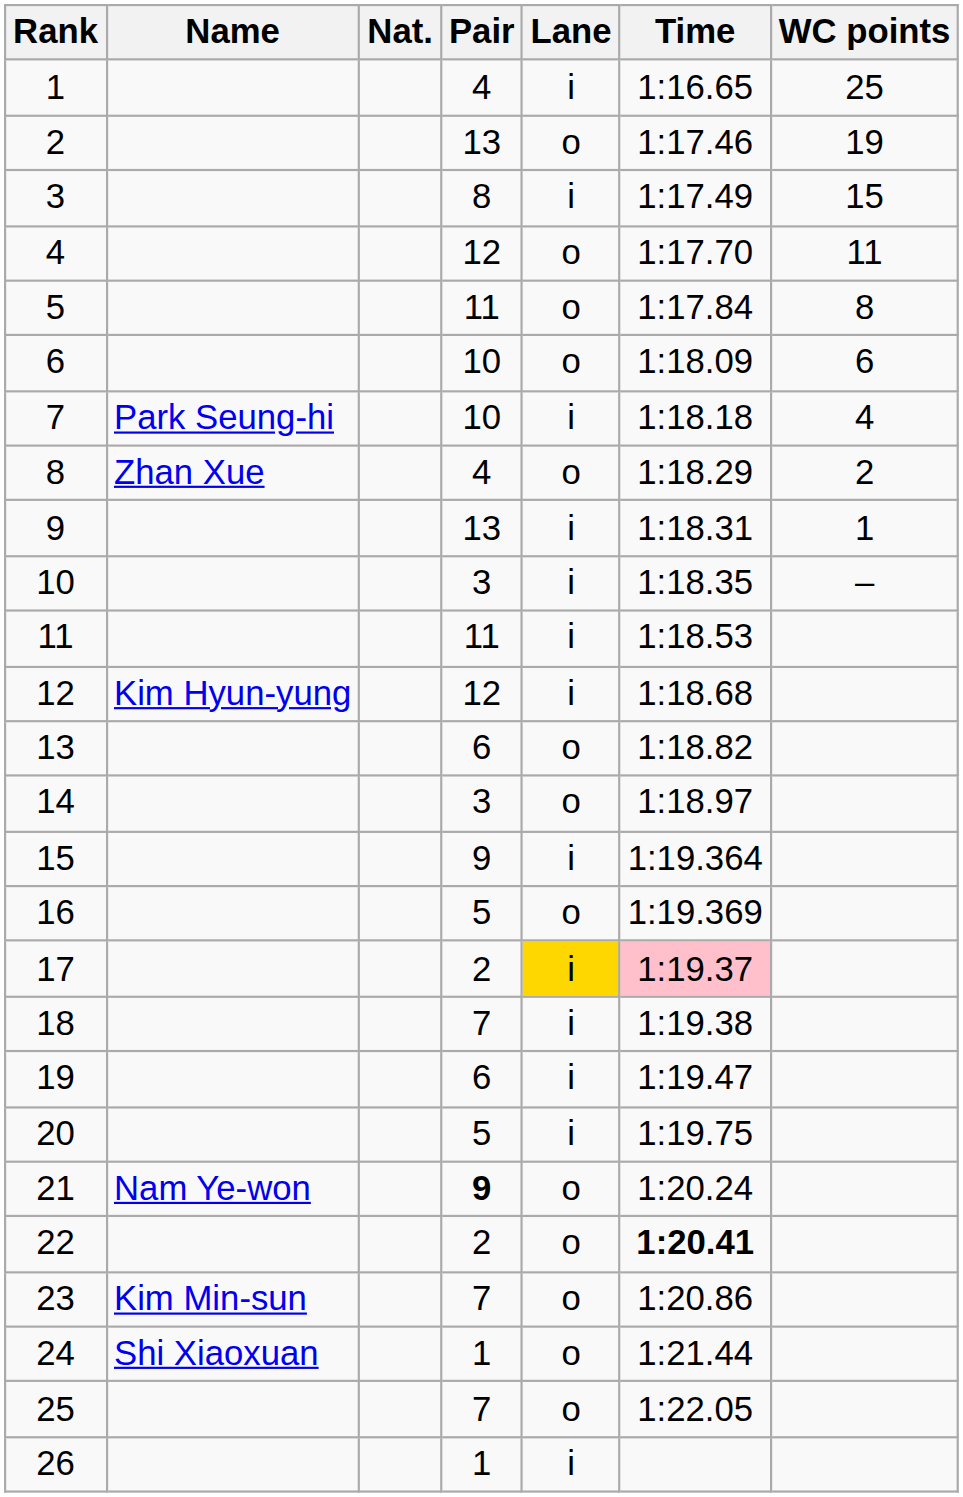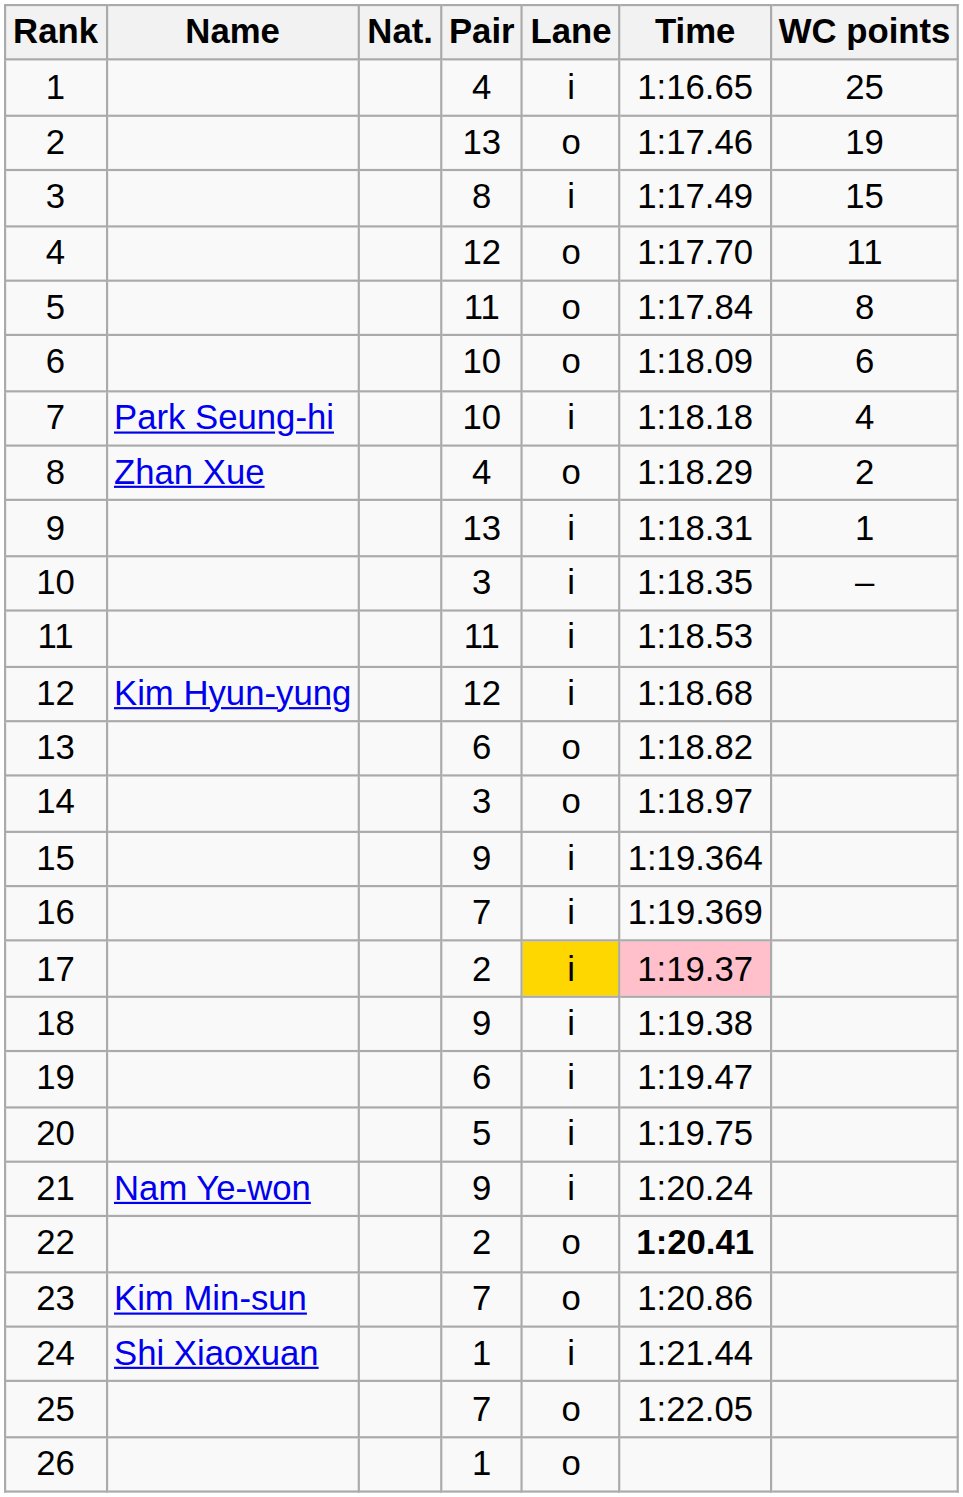(482, 913) 5 -> (482, 913) 7
(571, 913) o -> (571, 913) i
(482, 1023) 7 -> (482, 1023) 9
(482, 1188) bold -> (482, 1188) normal
(571, 1188) o -> (571, 1188) i
(571, 1353) o -> (571, 1353) i
(571, 1463) i -> (571, 1463) o
